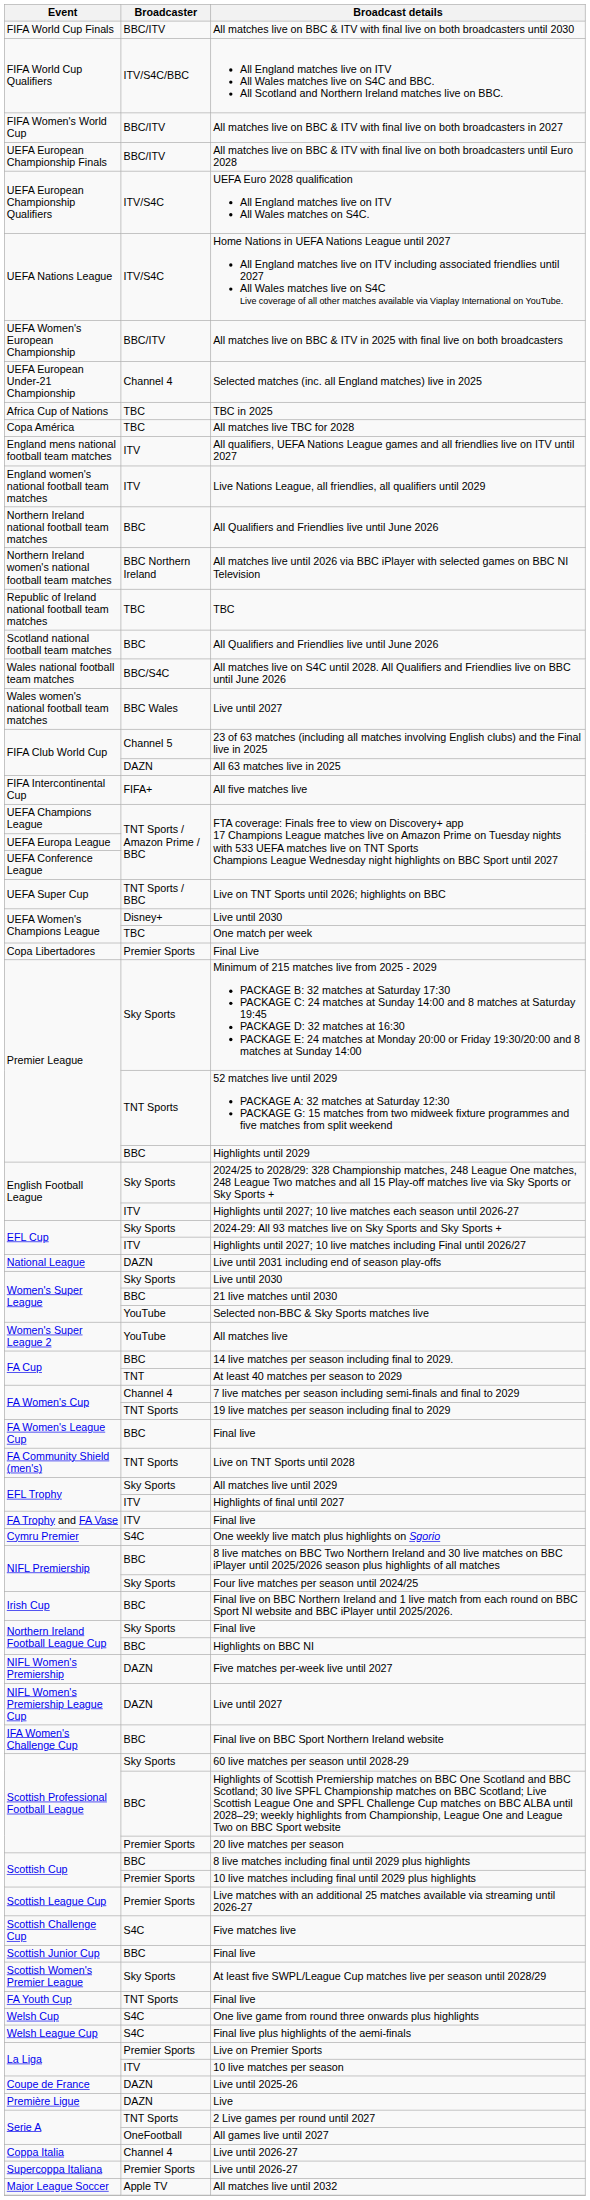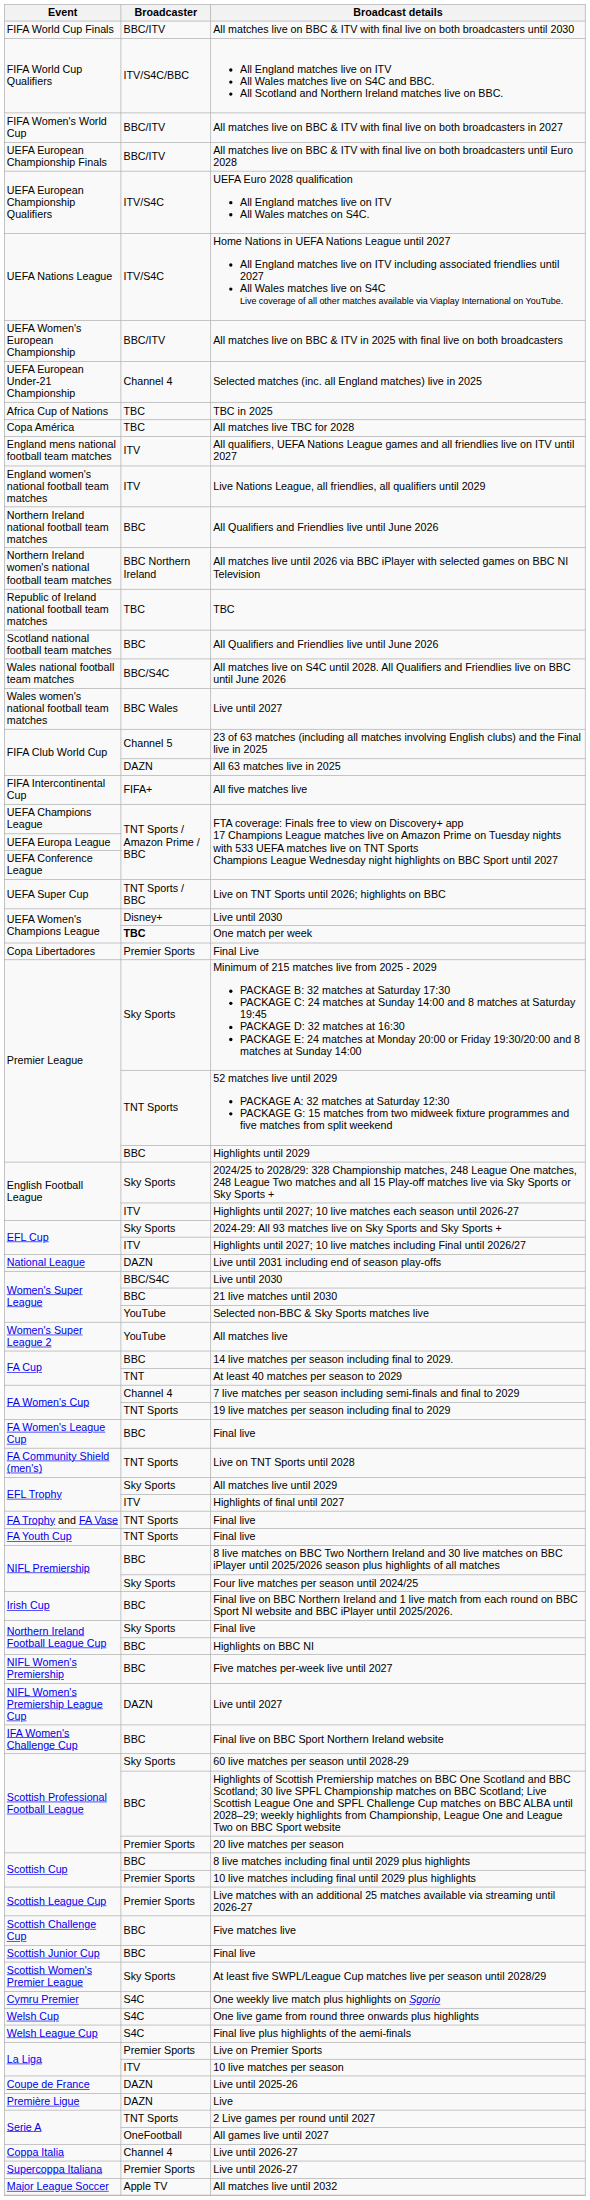(134, 934) normal -> (135, 934) bold
(149, 1279) Sky Sports -> (146, 1279) BBC/S4C
(132, 1520) ITV -> (151, 1520) TNT Sports
rows swapped: (39, 1999) <-> (43, 1537)
(138, 1669) DAZN -> (135, 1669) BBC
(134, 1930) S4C -> (135, 1930) BBC
